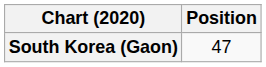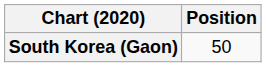(222, 47) 47 -> (222, 47) 50
